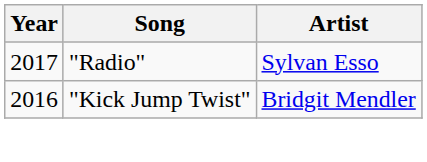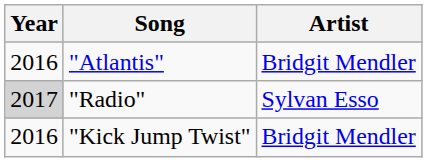+ row: (116, 61)
(34, 61) no background -> (34, 99) lightgrey background
